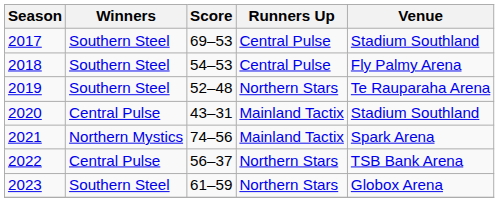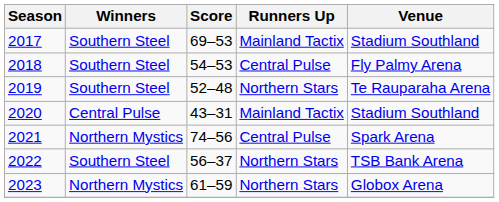(285, 40) Central Pulse -> (292, 40) Mainland Tactix
(292, 137) Mainland Tactix -> (285, 137) Central Pulse
(115, 161) Central Pulse -> (119, 161) Southern Steel
(119, 185) Southern Steel -> (126, 185) Northern Mystics
